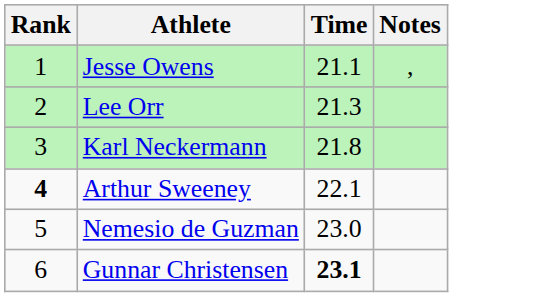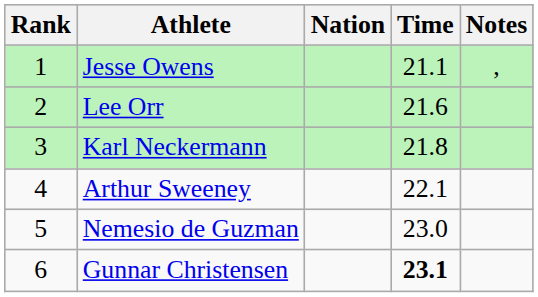+ column: (348, 24)
(339, 106) 21.3 -> (425, 106) 21.6
(41, 188) bold -> (41, 188) normal
